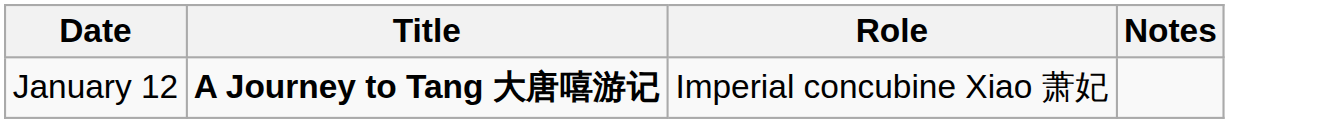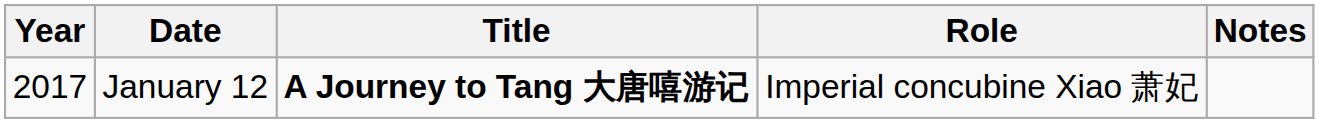+ column: (50, 31)
